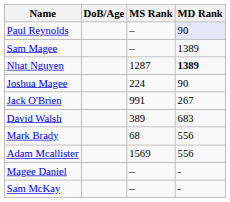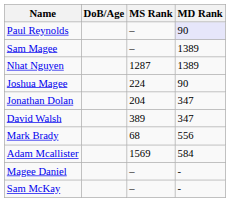(188, 66) bold -> (188, 66) normal
+ row: (40, 101)
- row: (34, 101)
(186, 118) 683 -> (186, 118) 347
(186, 153) 556 -> (186, 153) 584
